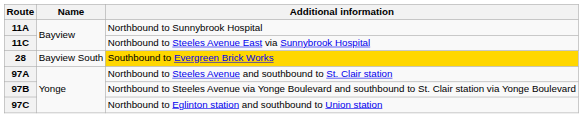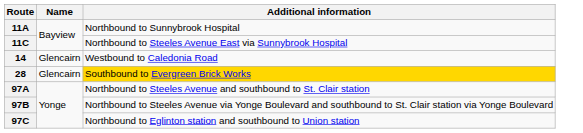+ row: (20, 58)
(71, 58) Bayview South -> (60, 74) Glencairn
